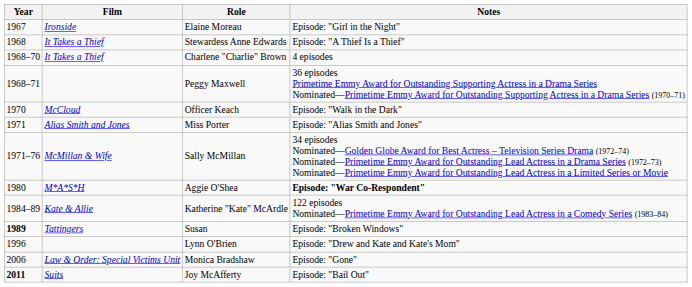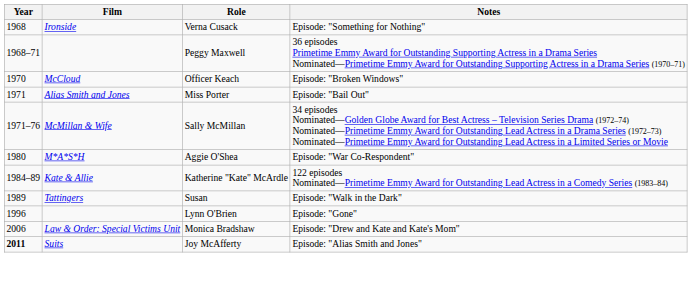- row: (213, 27)
+ row: (211, 27)
- row: (236, 42)
- row: (236, 57)
(347, 109) Episode: "Walk in the Dark" -> (348, 79) Episode: "Broken Windows"
(357, 125) Episode: "Alias Smith and Jones" -> (331, 94) Episode: "Bail Out"
(359, 187) bold -> (353, 157) normal
(16, 229) bold -> (16, 198) normal
(348, 229) Episode: "Broken Windows" -> (347, 198) Episode: "Walk in the Dark"
(376, 244) Episode: "Drew and Kate and Kate's Mom" -> (325, 213) Episode: "Gone"
(325, 259) Episode: "Gone" -> (376, 229) Episode: "Drew and Kate and Kate's Mom"
(331, 274) Episode: "Bail Out" -> (357, 244) Episode: "Alias Smith and Jones"
